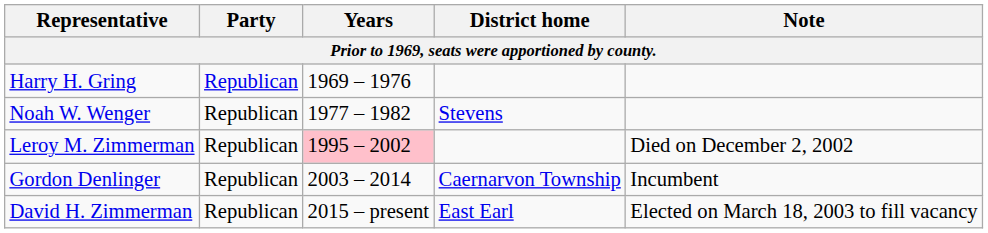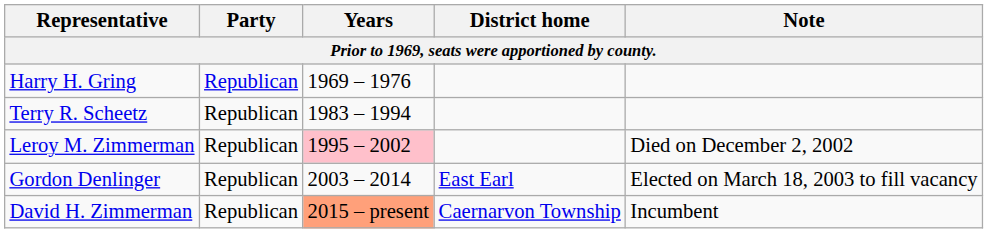- row: (80, 113)
+ row: (78, 113)
(530, 179) Caernarvon Township -> (476, 179) East Earl
(674, 179) Incumbent -> (804, 179) Elected on March 18, 2003 to fill vacancy
(368, 211) no background -> (368, 211) lightsalmon background
(476, 211) East Earl -> (530, 211) Caernarvon Township
(804, 211) Elected on March 18, 2003 to fill vacancy -> (674, 211) Incumbent
